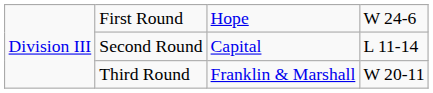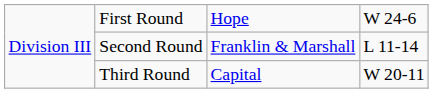(236, 46) Capital -> (283, 46) Franklin & Marshall
(283, 74) Franklin & Marshall -> (236, 74) Capital
